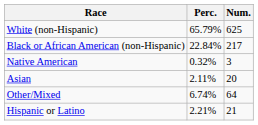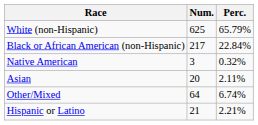columns swapped: (239, 12) <-> (205, 12)
